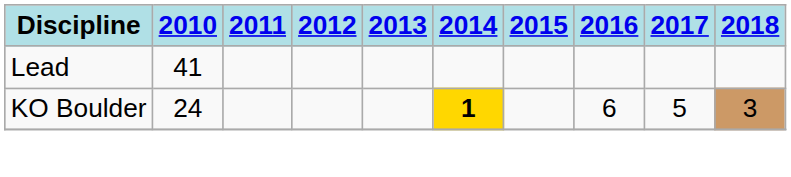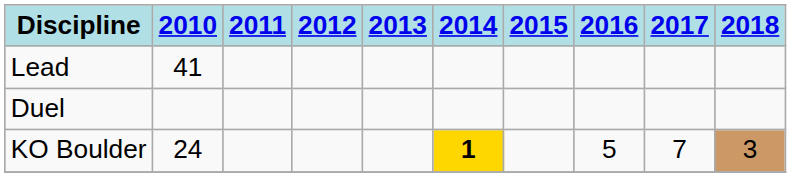+ row: (38, 108)
(609, 108) 6 -> (609, 150) 5
(680, 108) 5 -> (680, 150) 7
